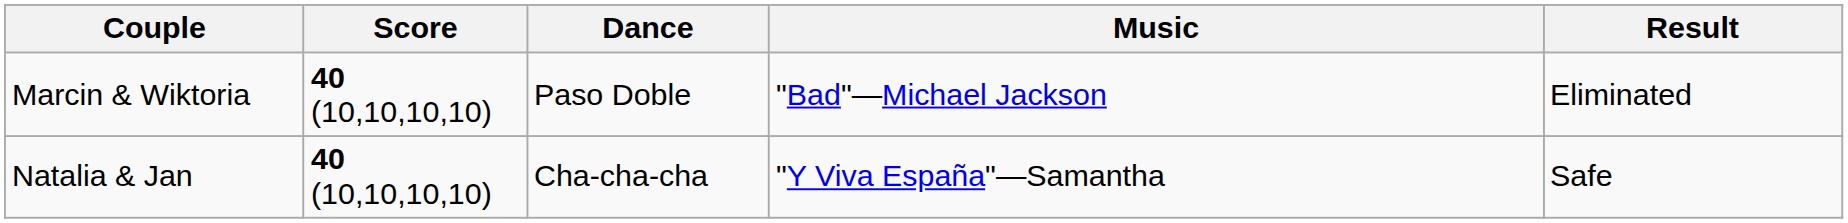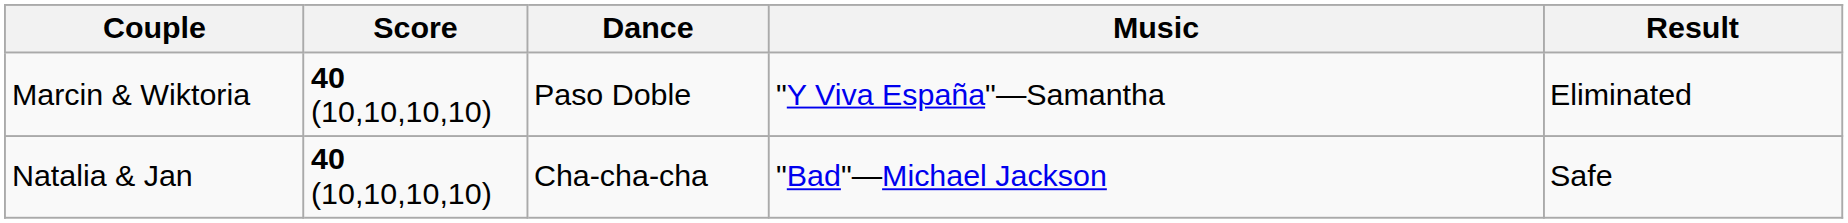(941, 93) "Bad"—Michael Jackson -> (970, 93) "Y Viva España"—Samantha
(970, 176) "Y Viva España"—Samantha -> (941, 176) "Bad"—Michael Jackson
